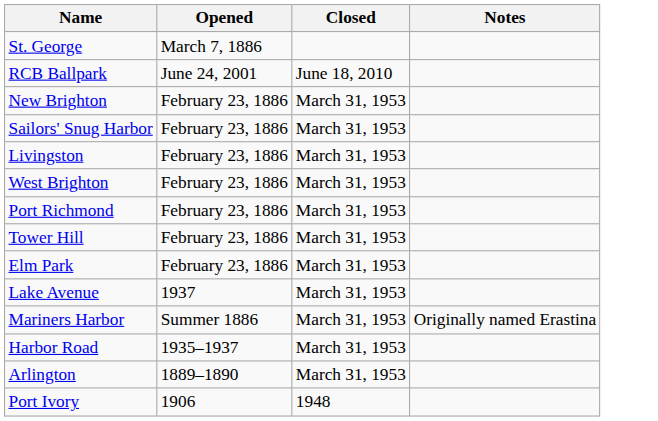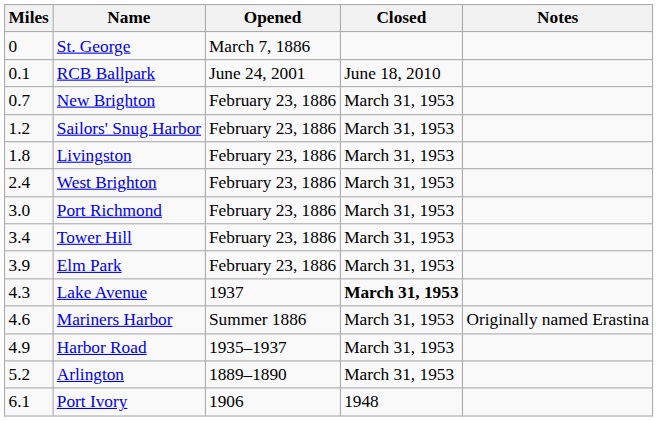+ column: (29, 18)
(351, 292) normal -> (401, 292) bold
